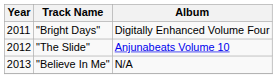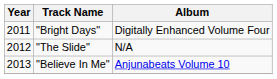(172, 47) Anjunabeats Volume 10 -> (124, 47) N/A
(124, 64) N/A -> (172, 64) Anjunabeats Volume 10
